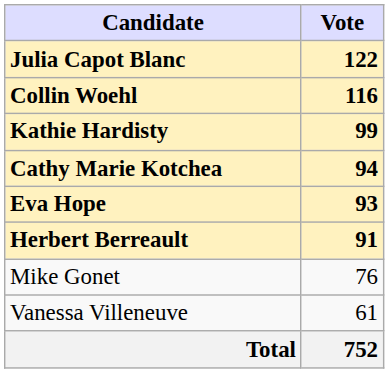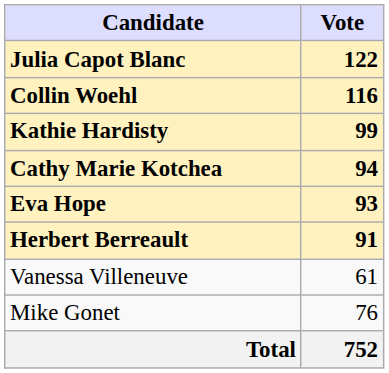rows swapped: (65, 276) <-> (99, 312)
